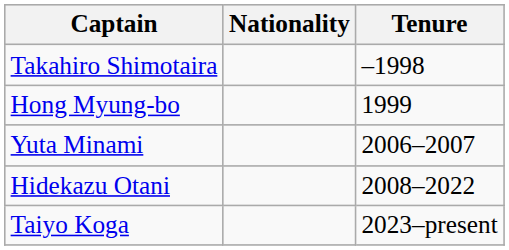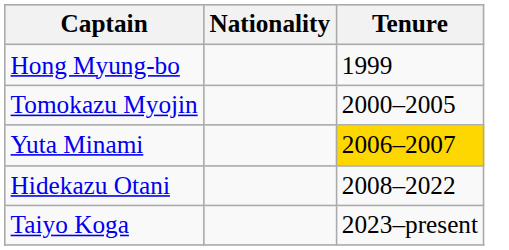- row: (114, 64)
+ row: (104, 104)
(418, 144) no background -> (399, 144) gold background
